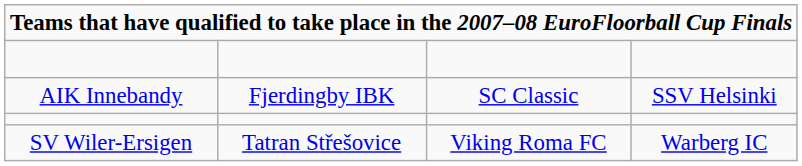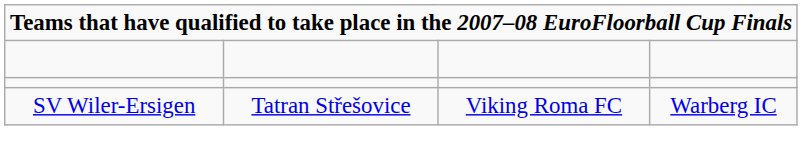- row: (111, 95)
